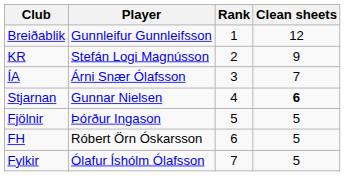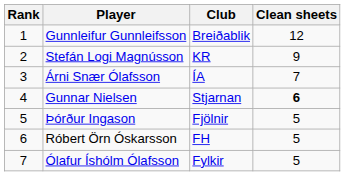columns swapped: (234, 14) <-> (36, 14)
